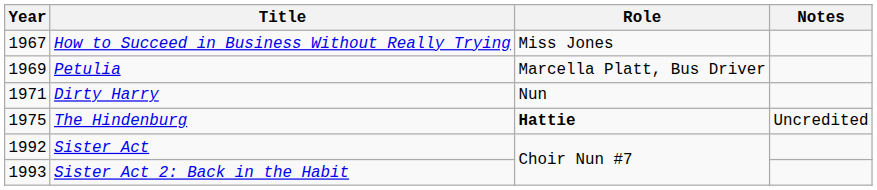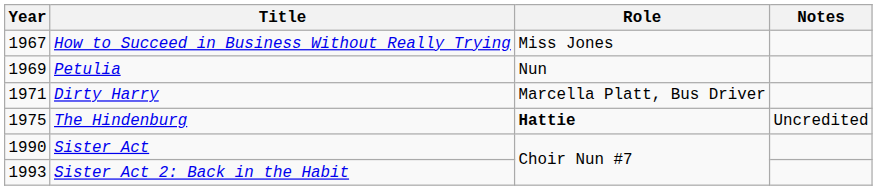(642, 69) Marcella Platt, Bus Driver -> (533, 69) Nun
(533, 95) Nun -> (642, 95) Marcella Platt, Bus Driver
(27, 147) 1992 -> (27, 147) 1990
